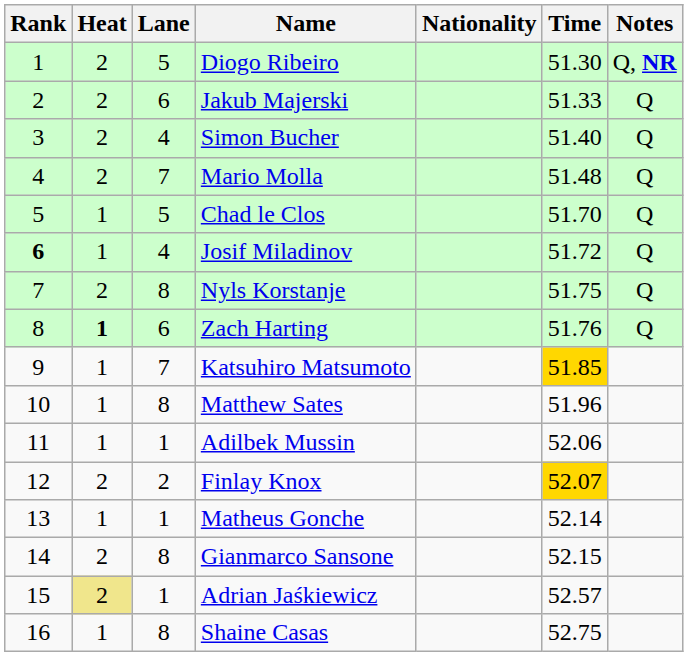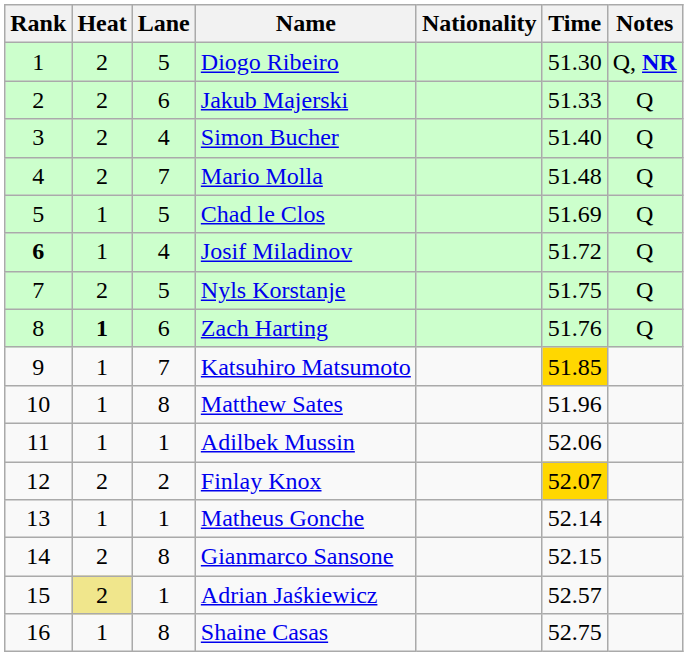(575, 213) 51.70 -> (575, 213) 51.69
(164, 289) 8 -> (164, 289) 5
